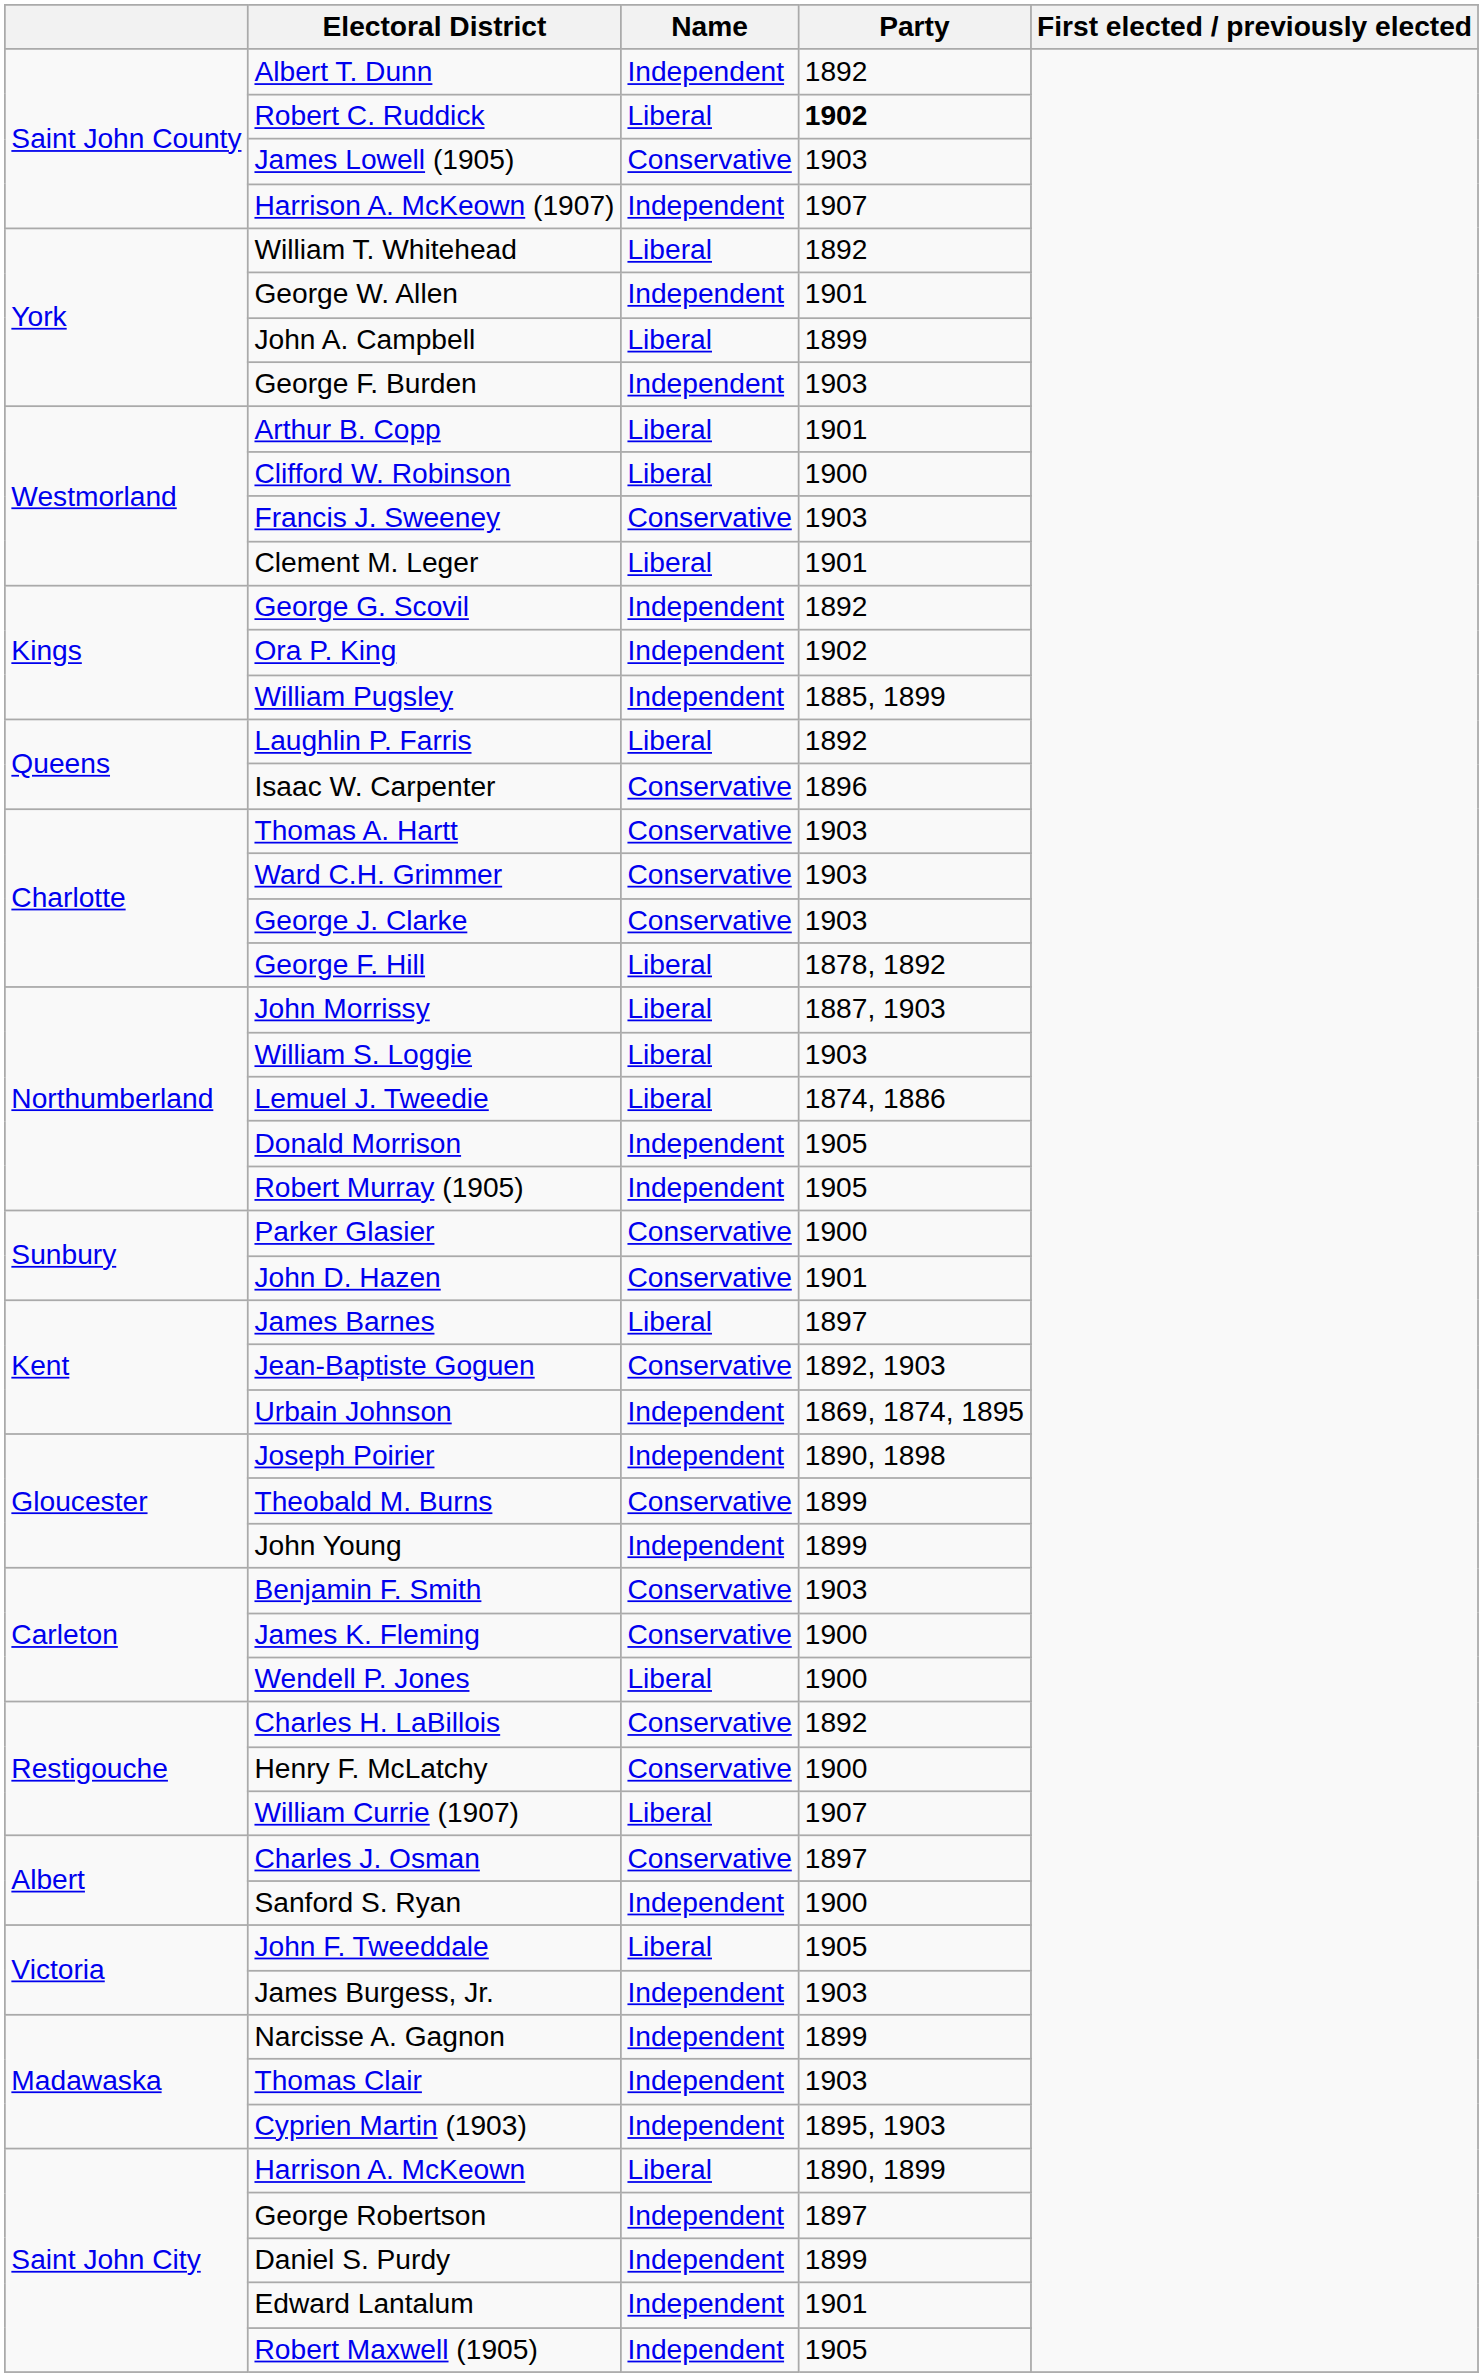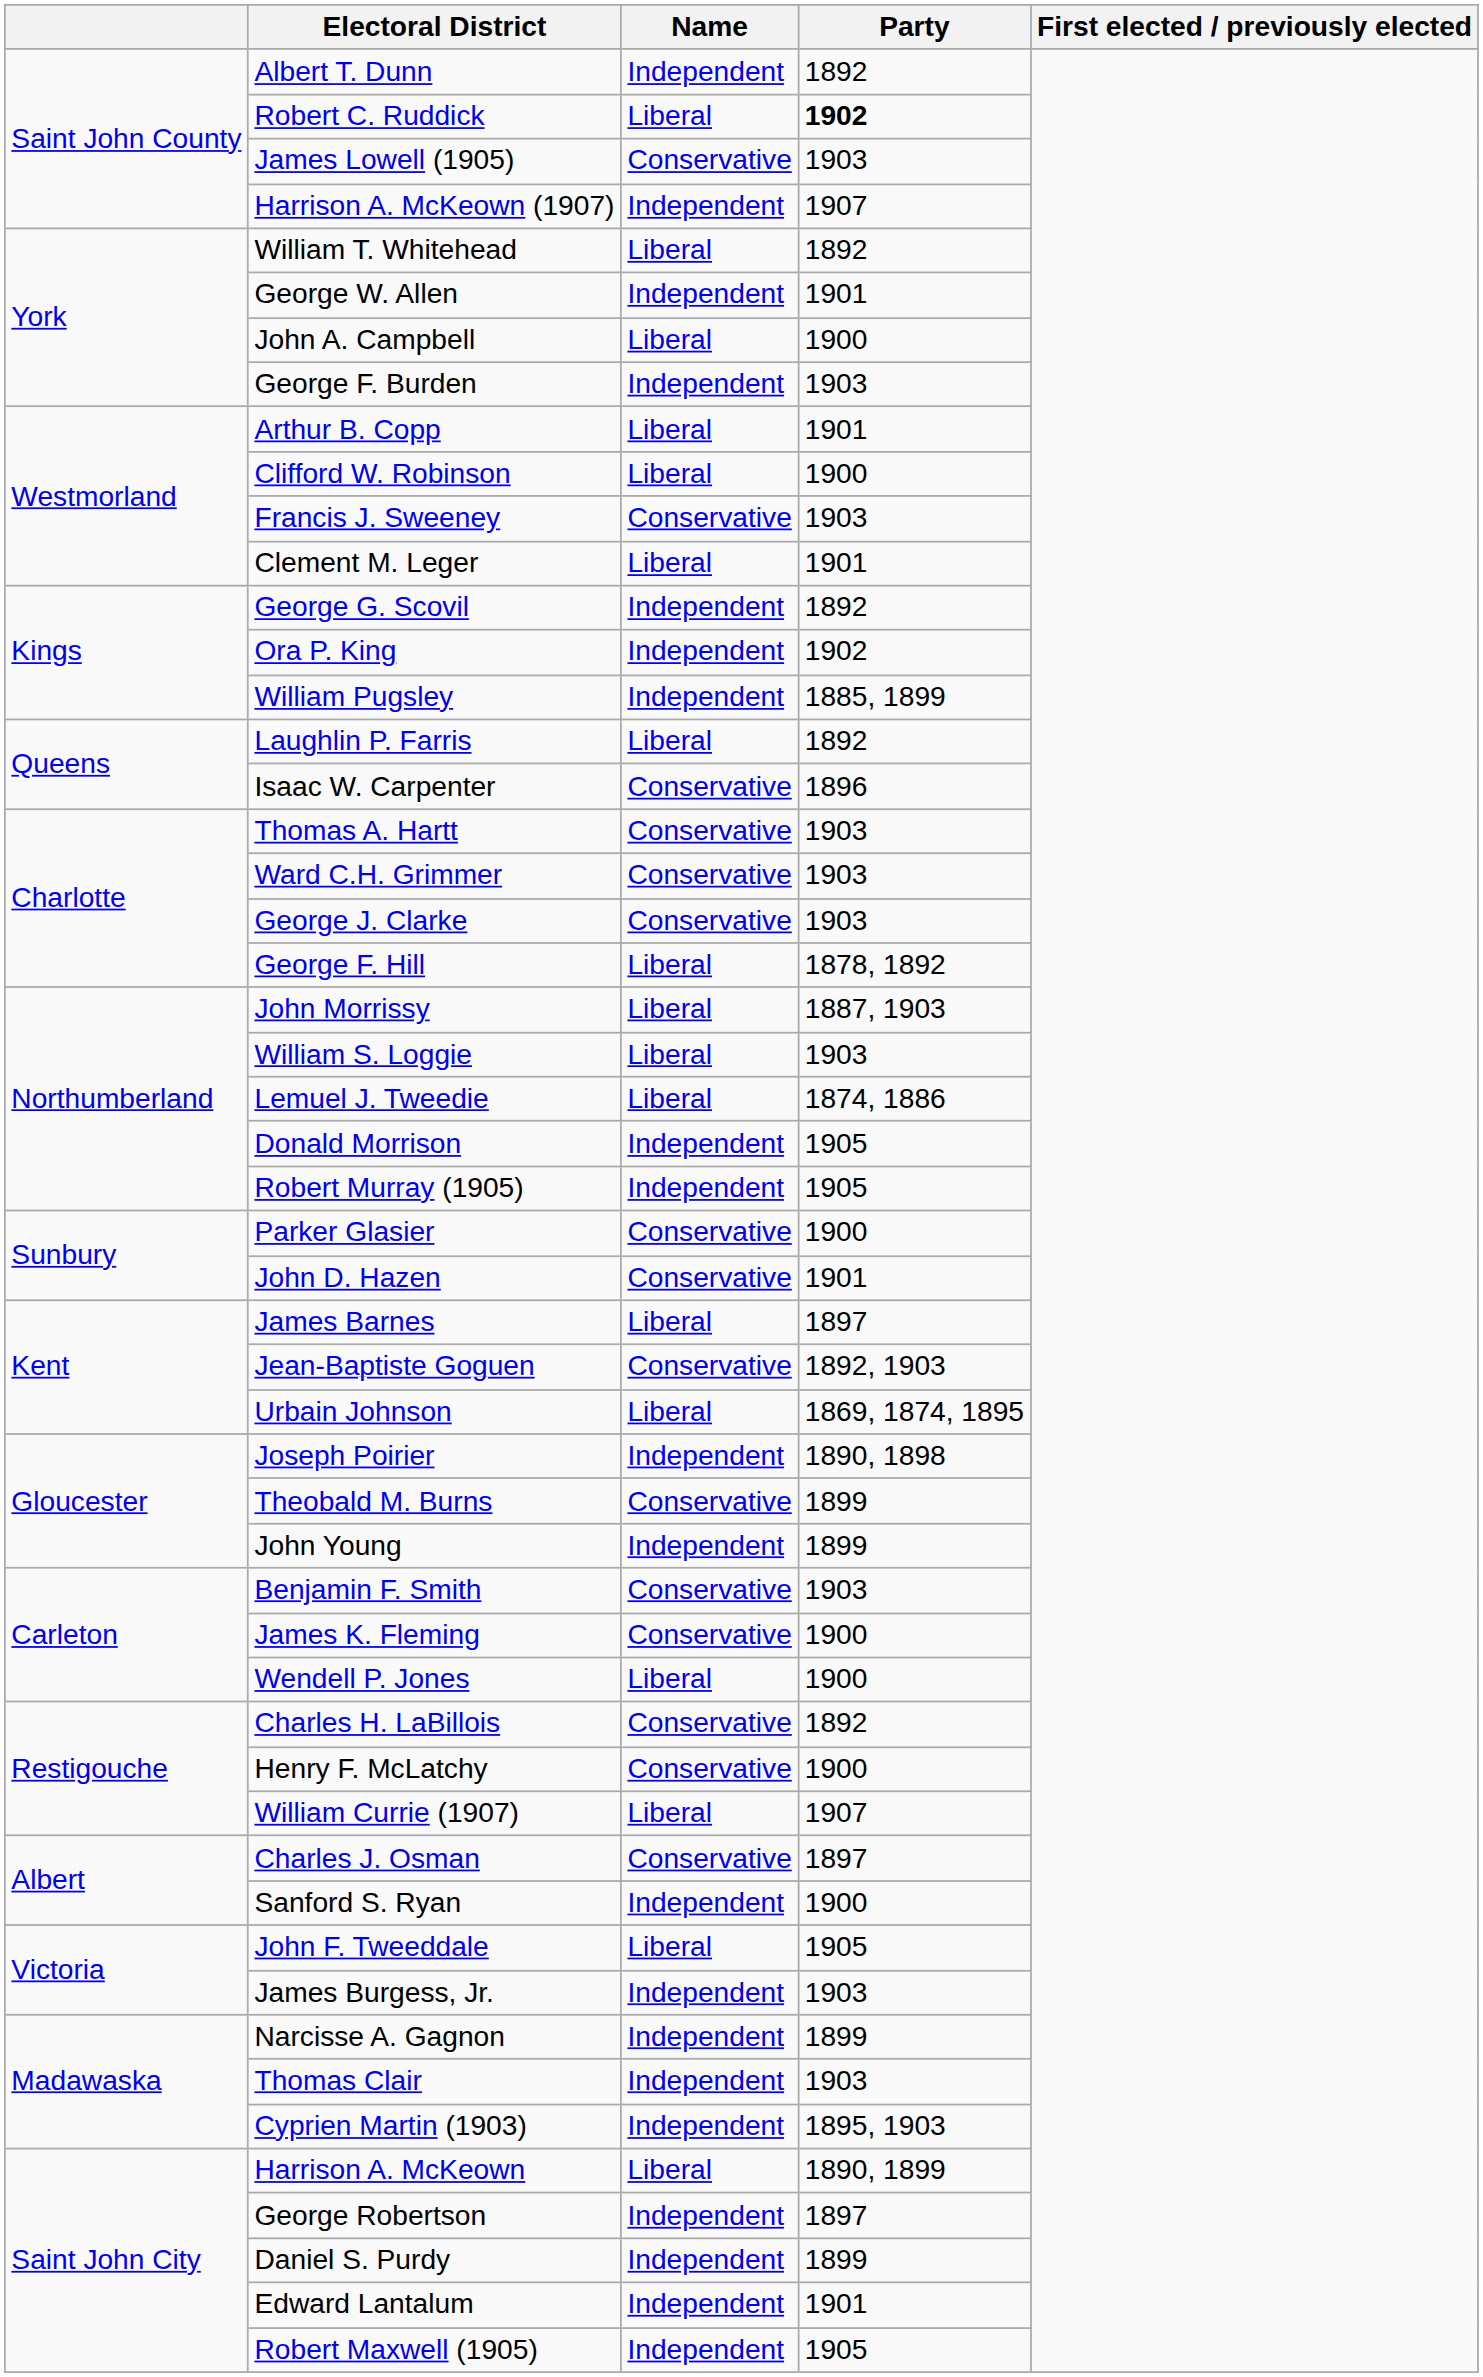(836, 339) 1899 -> (836, 339) 1900
(706, 1411) Independent -> (670, 1411) Liberal
